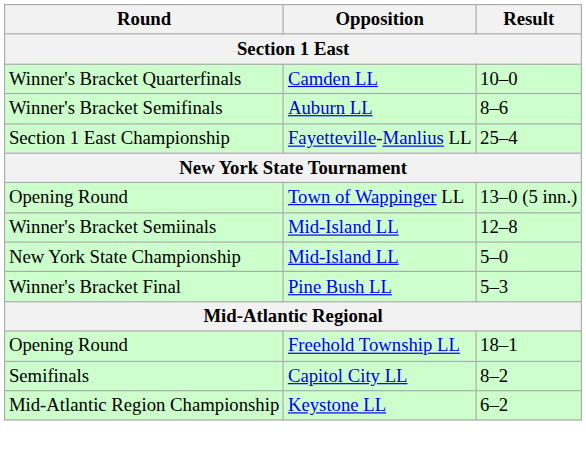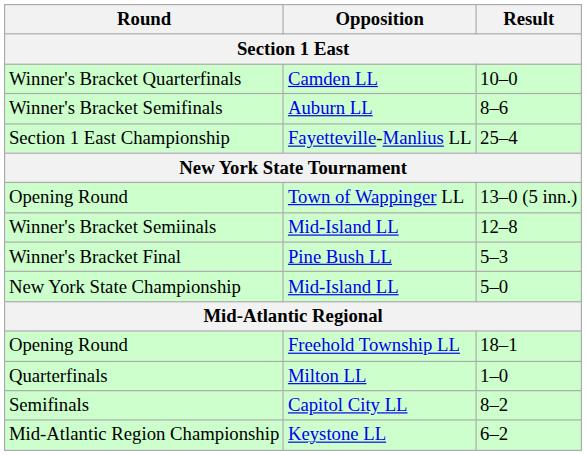rows swapped: (95, 286) <-> (125, 256)
+ row: (58, 375)
